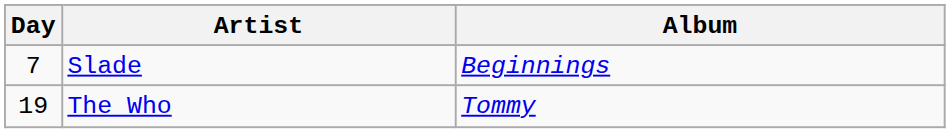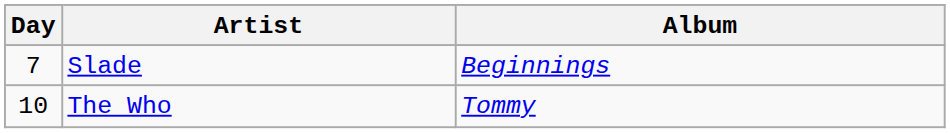(33, 106) 19 -> (33, 106) 10
